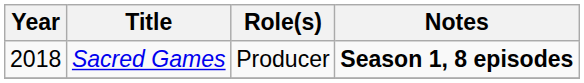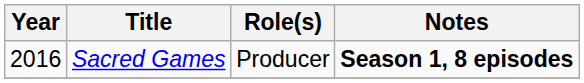(36, 59) 2018 -> (36, 59) 2016
